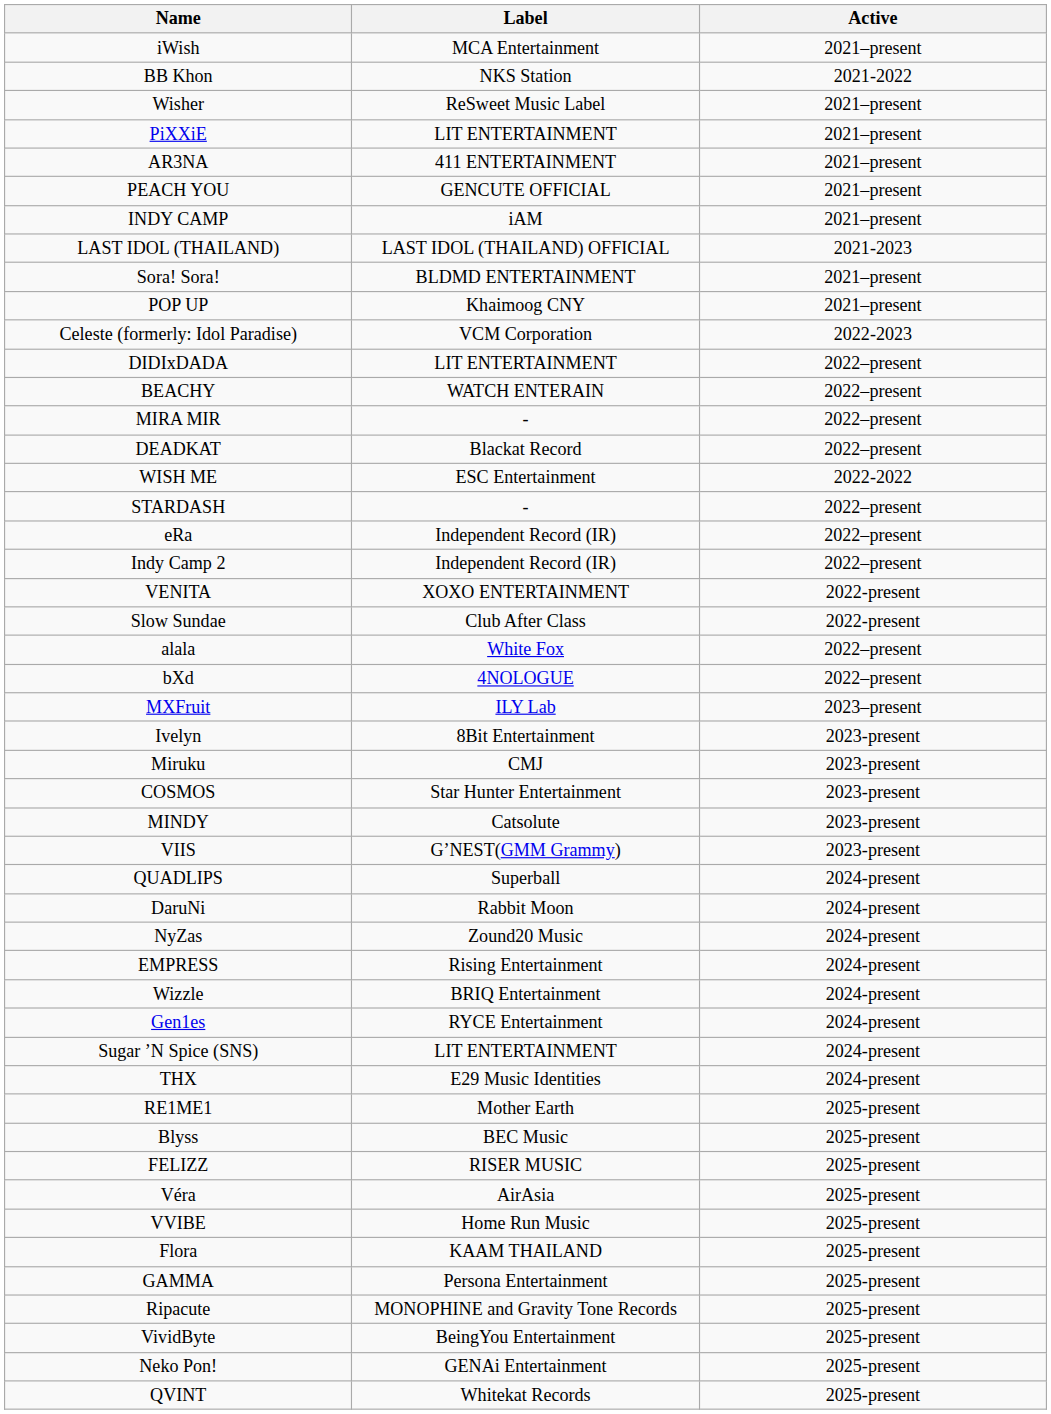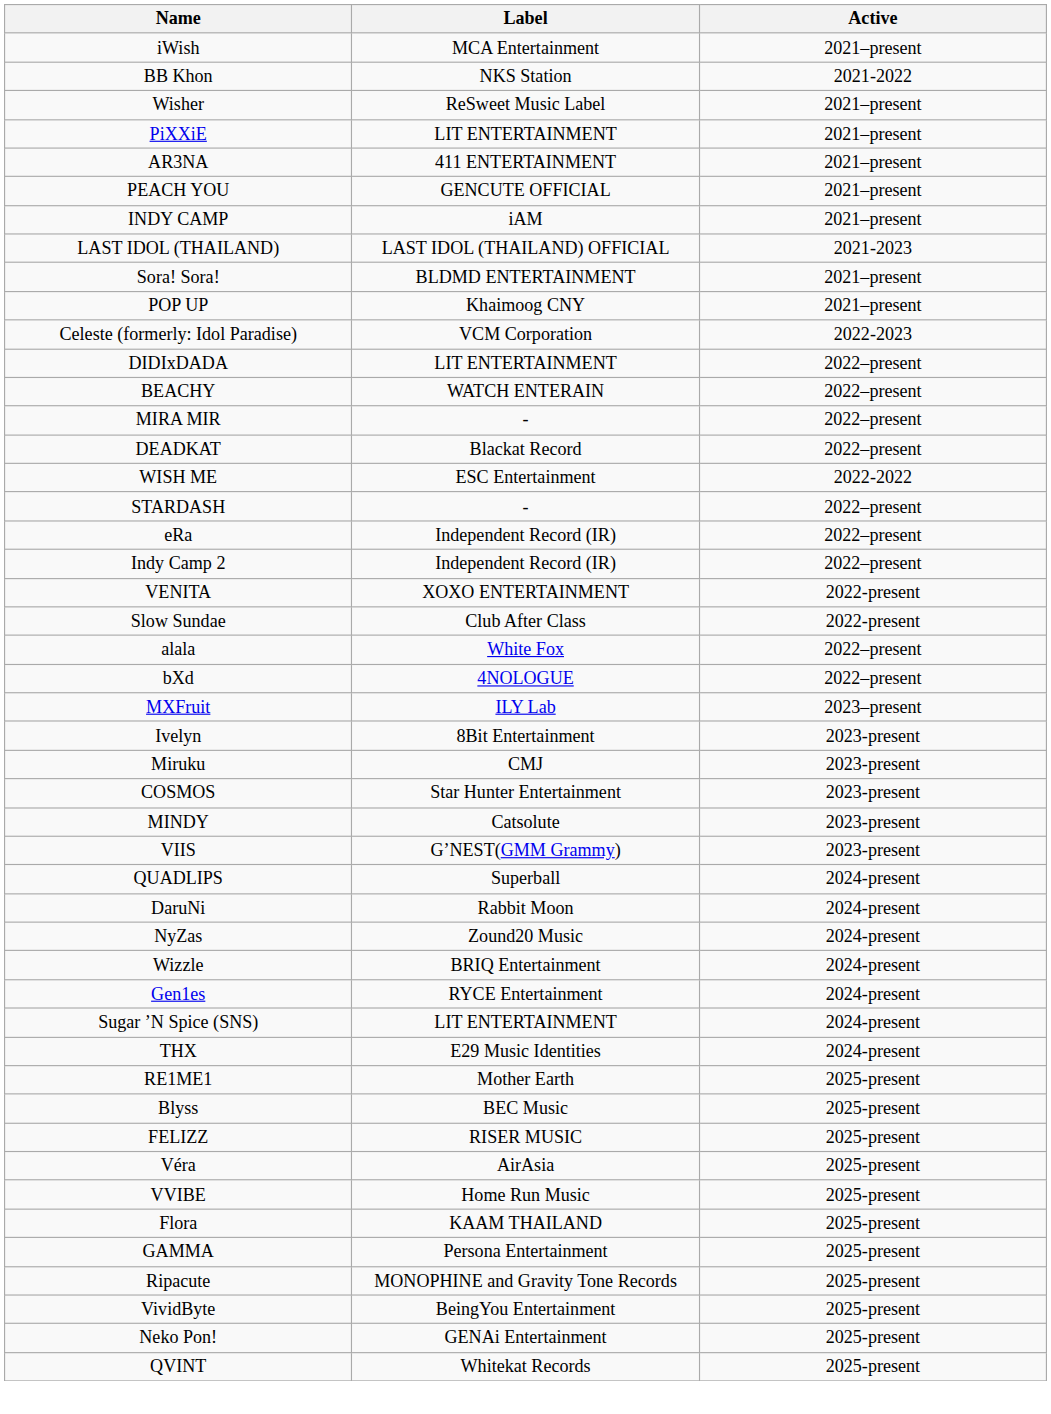- row: (178, 965)
